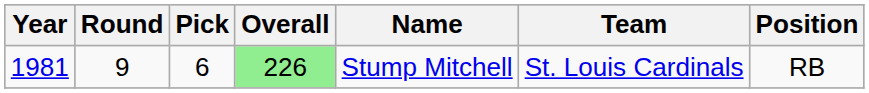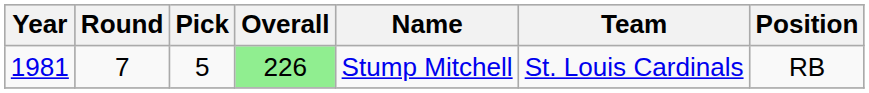(122, 66) 9 -> (122, 66) 7
(202, 66) 6 -> (202, 66) 5
